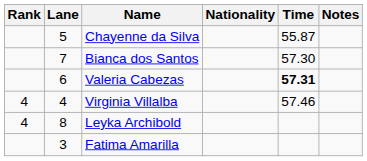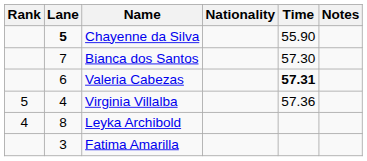(63, 36) normal -> (63, 36) bold
(298, 36) 55.87 -> (298, 36) 55.90
(24, 101) 4 -> (24, 101) 5
(298, 101) 57.46 -> (298, 101) 57.36
